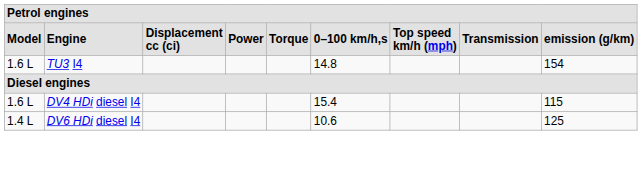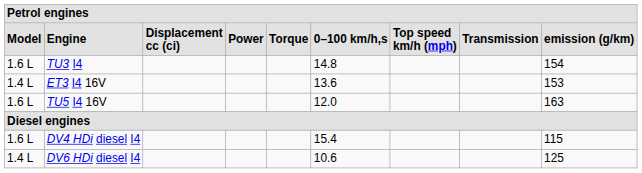+ row: (76, 83)
+ row: (77, 102)
